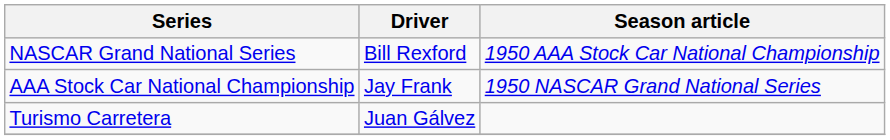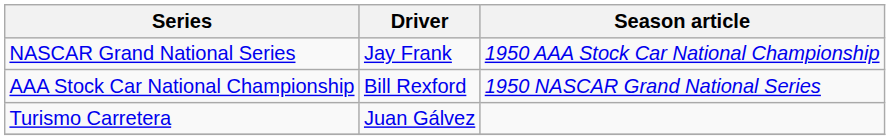(415, 53) Bill Rexford -> (408, 53) Jay Frank
(408, 86) Jay Frank -> (415, 86) Bill Rexford
